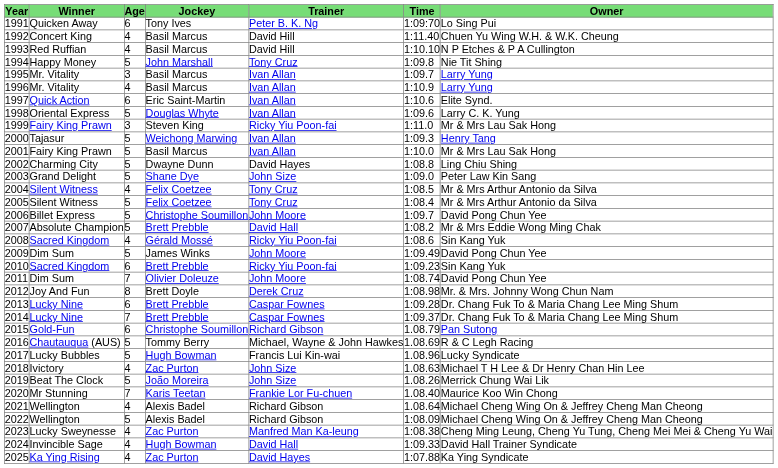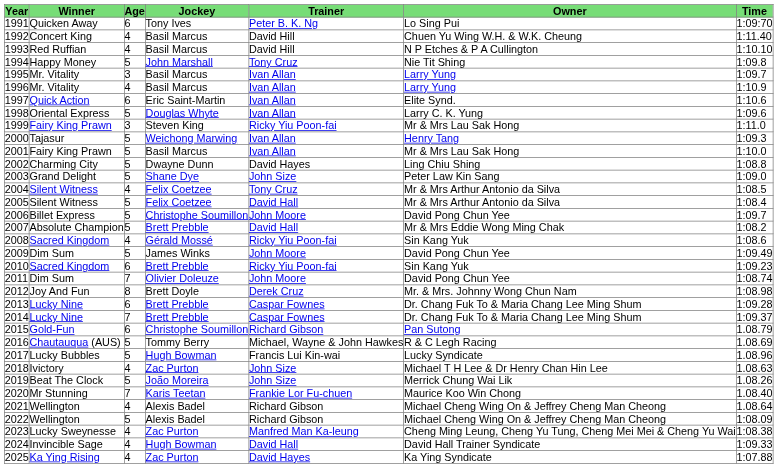columns swapped: (607, 11) <-> (422, 11)
(273, 202) Tony Cruz -> (274, 202) David Hall
